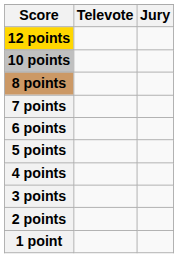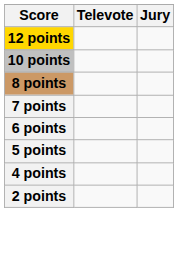- row: (39, 196)
- row: (39, 241)
